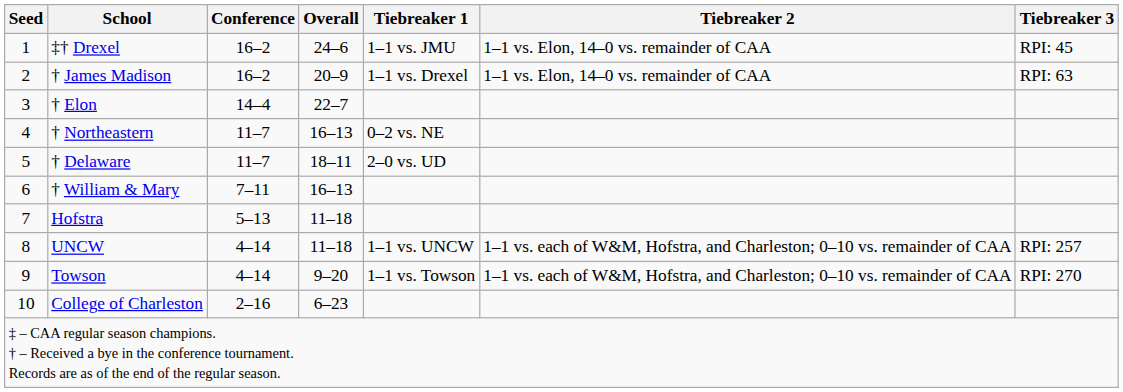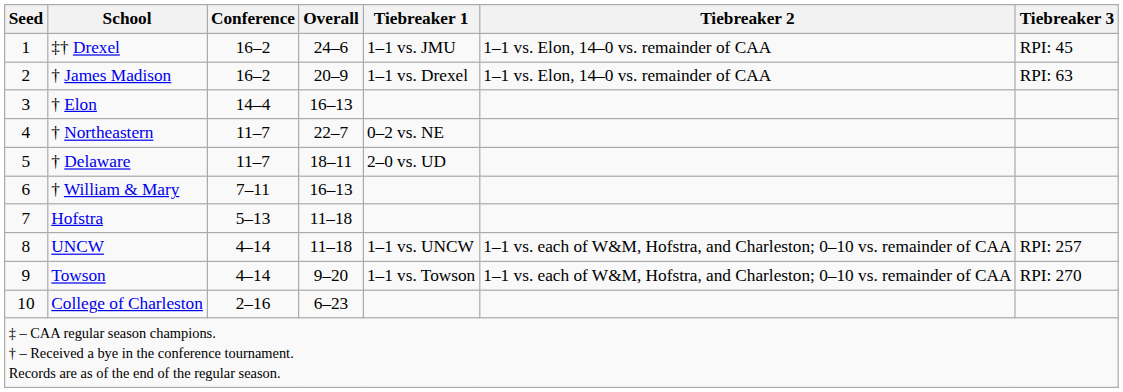(331, 104) 22–7 -> (331, 104) 16–13
(331, 133) 16–13 -> (331, 133) 22–7
